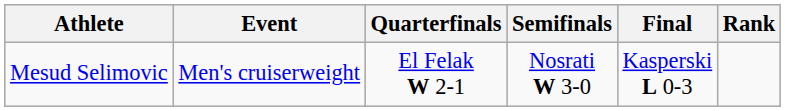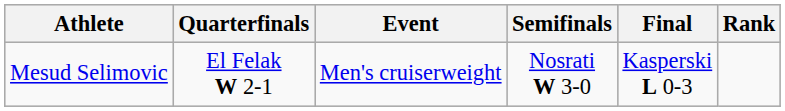columns swapped: (269, 23) <-> (436, 23)
